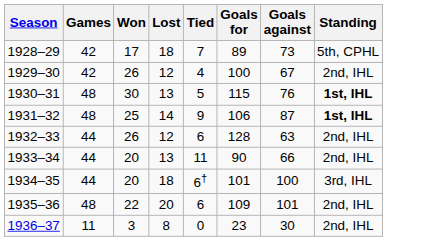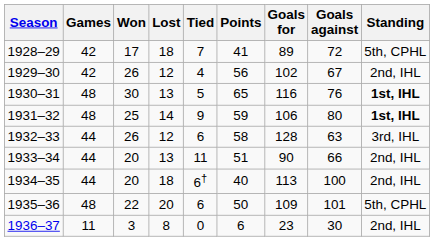+ column: (241, 22)
(287, 51) 73 -> (335, 51) 72
(239, 72) 100 -> (286, 72) 102
(239, 94) 115 -> (286, 94) 116
(287, 115) 87 -> (335, 115) 80
(348, 136) 2nd, IHL -> (395, 136) 3rd, IHL
(239, 181) 101 -> (286, 181) 113
(348, 181) 3rd, IHL -> (395, 181) 2nd, IHL
(348, 204) 2nd, IHL -> (395, 204) 5th, CPHL
